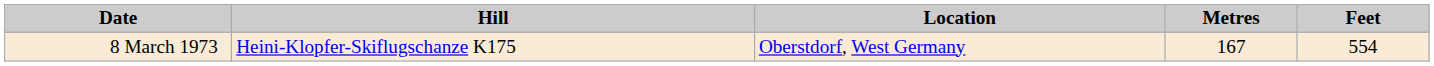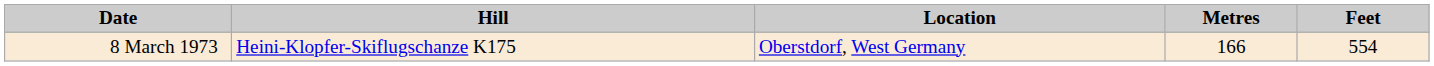(1231, 46) 167 -> (1231, 46) 166
